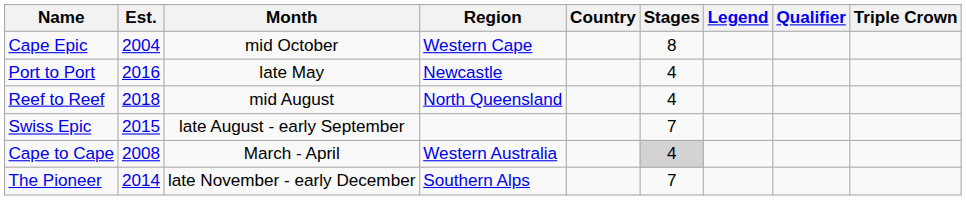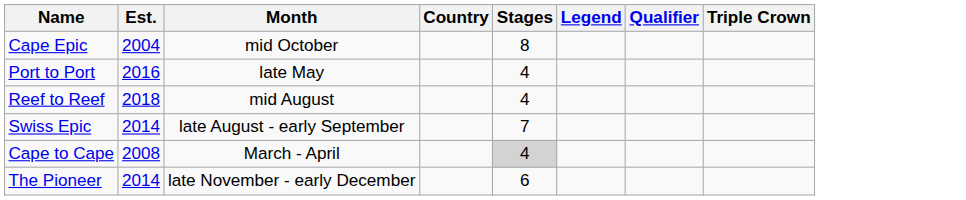- column: (493, 18)
(141, 126) 2015 -> (141, 126) 2014
(672, 180) 7 -> (525, 180) 6
